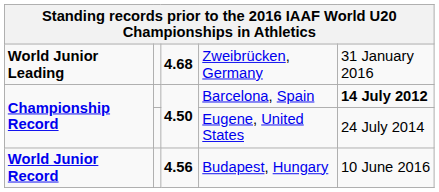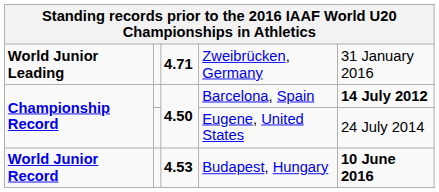(178, 64) 4.68 -> (178, 64) 4.71
(178, 167) 4.56 -> (178, 167) 4.53
(386, 167) normal -> (368, 167) bold
